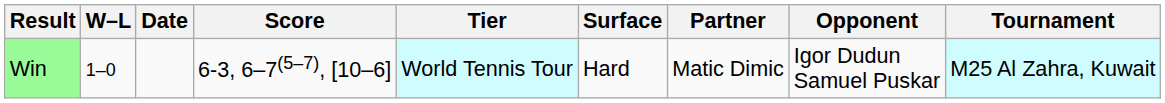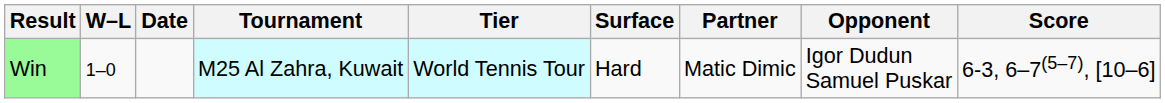columns swapped: (1053, 21) <-> (295, 21)
